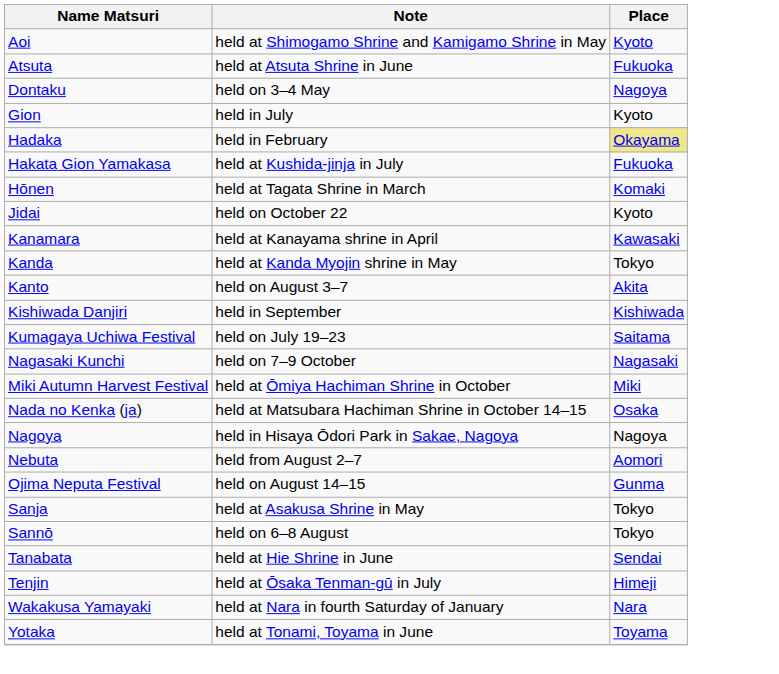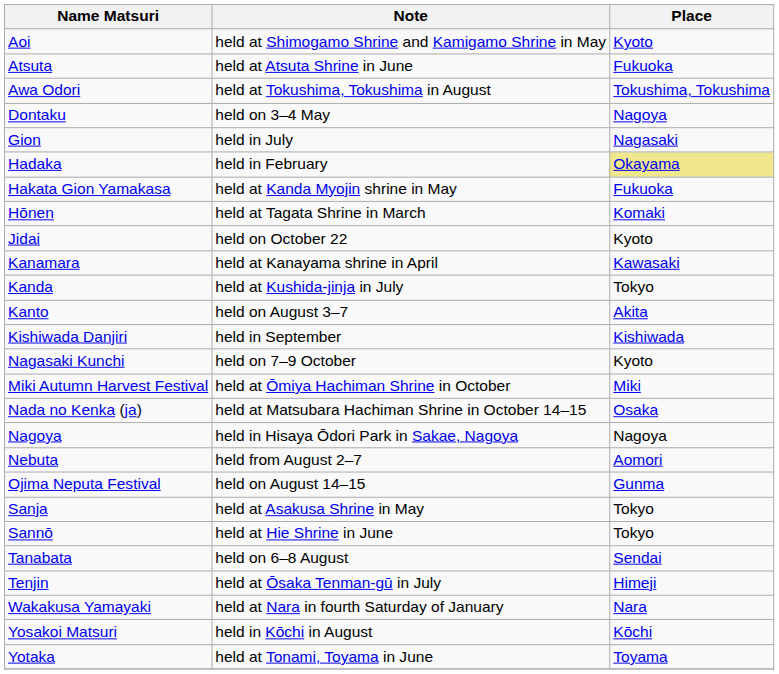+ row: (44, 90)
(633, 115) Kyoto -> (646, 139) Nagasaki
(309, 164) held at Kushida-jinja in July -> (336, 189) held at Kanda Myojin shrine in May
(336, 262) held at Kanda Myojin shrine in May -> (309, 287) held at Kushida-jinja in July
- row: (102, 336)
(646, 361) Nagasaki -> (633, 361) Kyoto
(282, 533) held on 6–8 August -> (304, 533) held at Hie Shrine in June
(304, 558) held at Hie Shrine in June -> (282, 558) held on 6–8 August
+ row: (63, 632)
